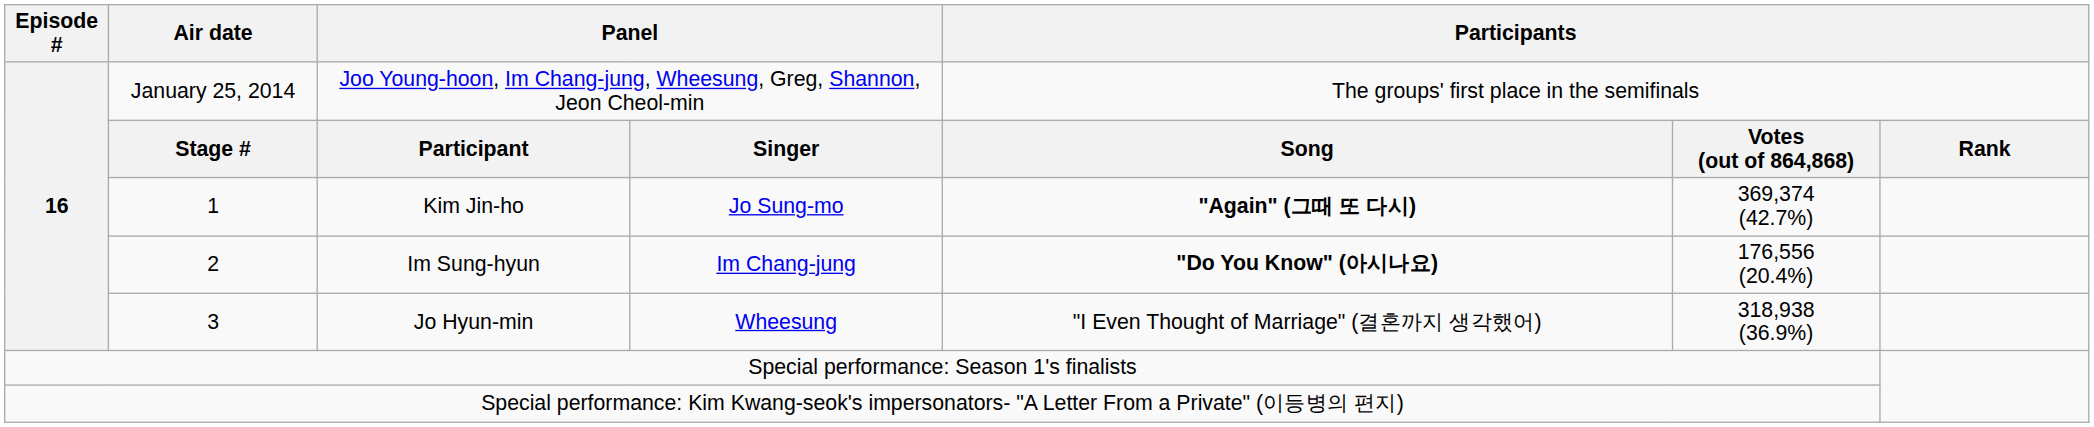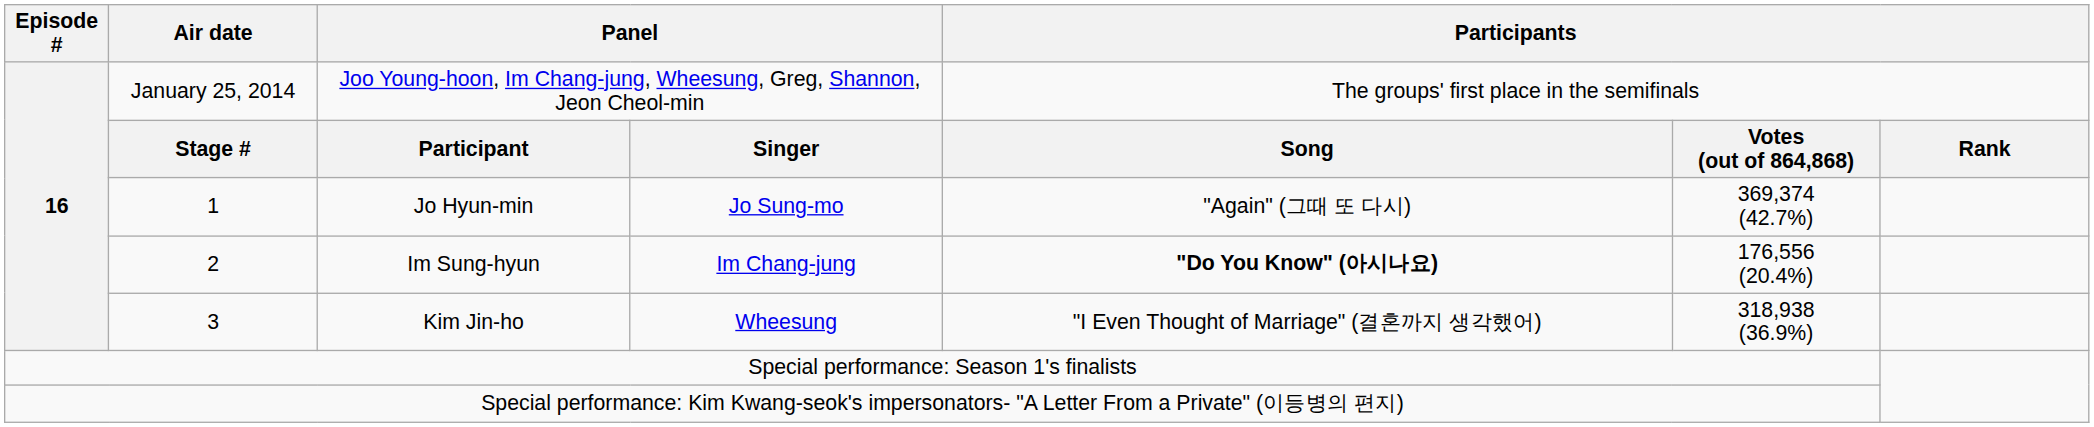(474, 206) Kim Jin-ho -> (474, 206) Jo Hyun-min
(1307, 205) bold -> (1307, 205) normal
(474, 321) Jo Hyun-min -> (474, 321) Kim Jin-ho
